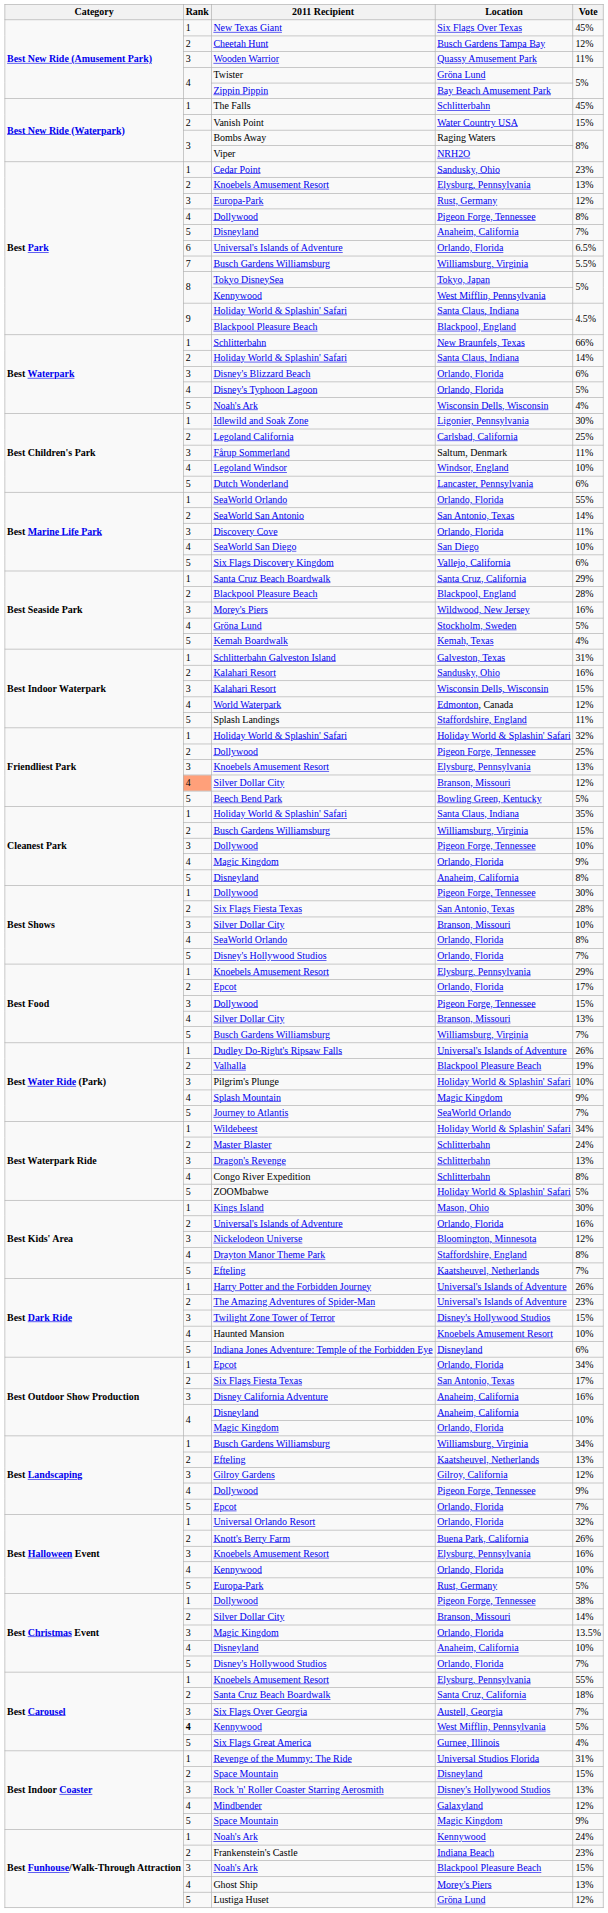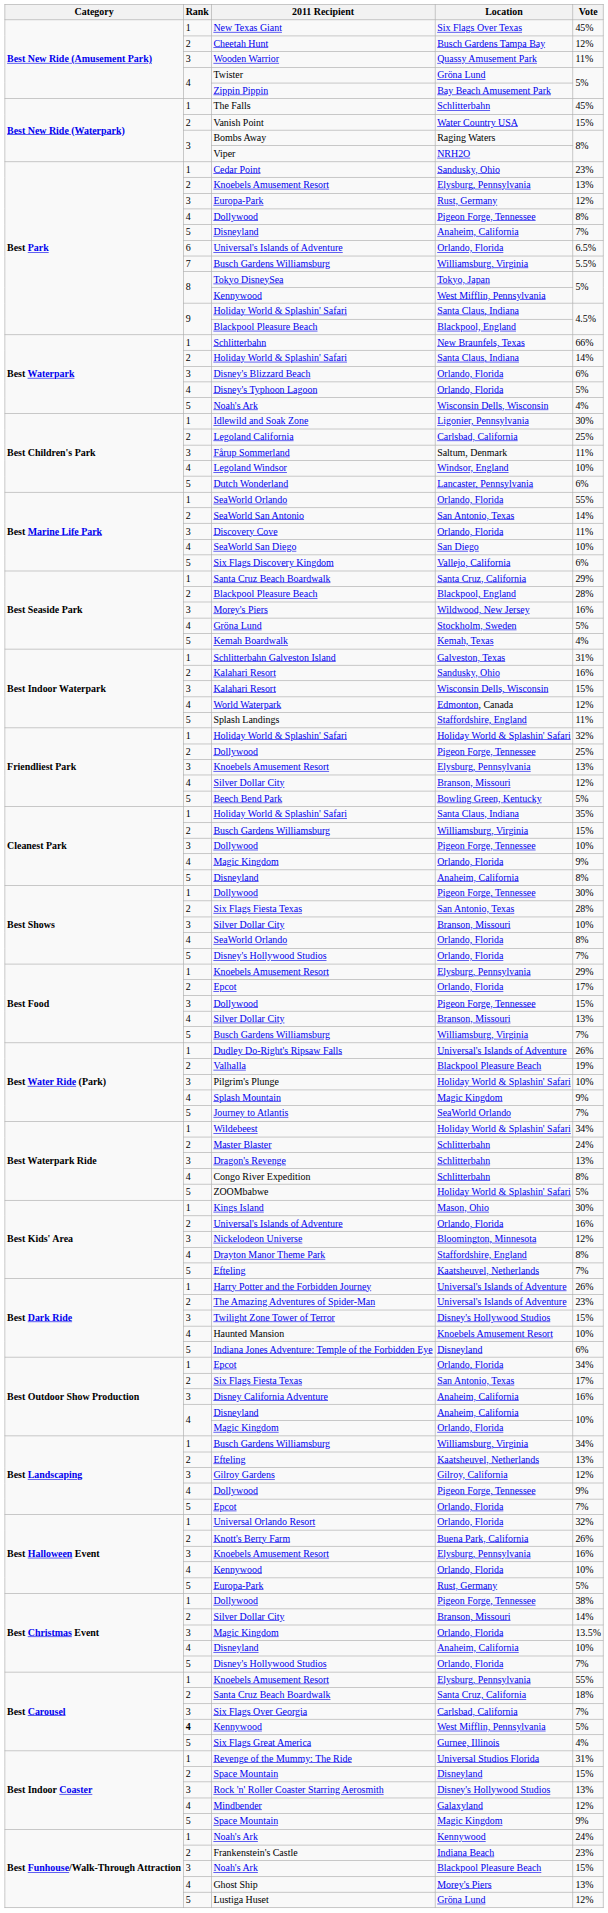(188, 783) lightsalmon background -> (188, 783) no background
(470, 1711) Austell, Georgia -> (477, 1711) Carlsbad, California
